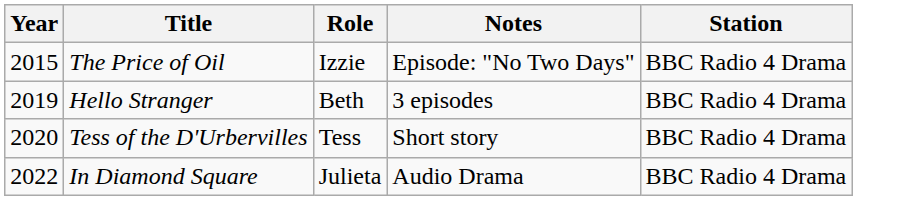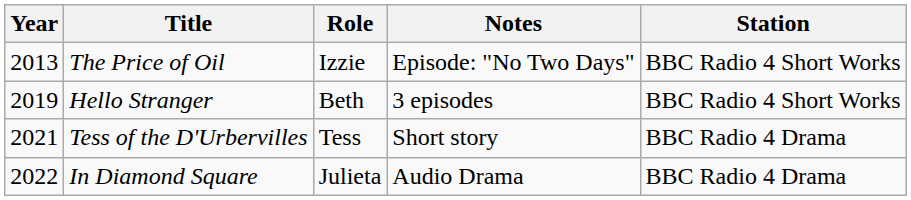(34, 61) 2015 -> (34, 61) 2013
(746, 61) BBC Radio 4 Drama -> (773, 61) BBC Radio 4 Short Works
(746, 99) BBC Radio 4 Drama -> (773, 99) BBC Radio 4 Short Works
(34, 137) 2020 -> (34, 137) 2021
